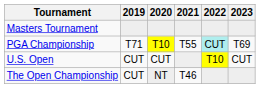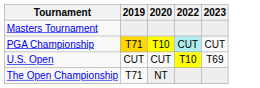- column: (188, 12)
(134, 44) no background -> (134, 44) gold background
(242, 44) T69 -> (215, 44) CUT
(242, 60) CUT -> (215, 60) T69
(134, 76) CUT -> (134, 76) T71
